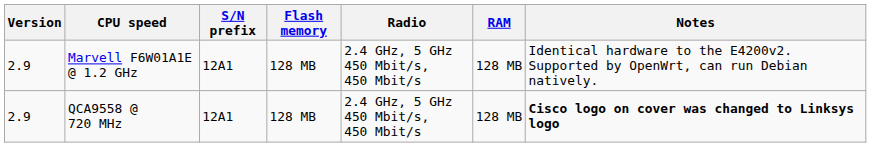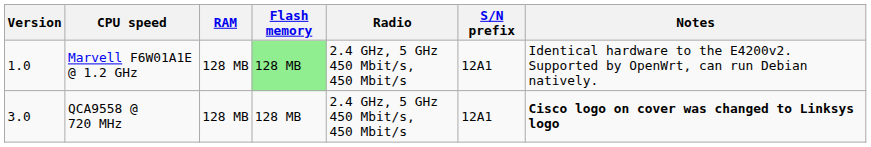columns swapped: (499, 22) <-> (233, 22)
(19, 66) 2.9 -> (19, 66) 1.0
(293, 66) no background -> (278, 66) lightgreen background
(19, 116) 2.9 -> (19, 116) 3.0
